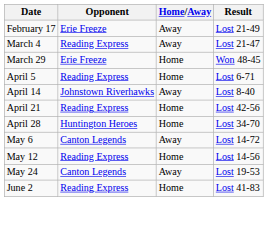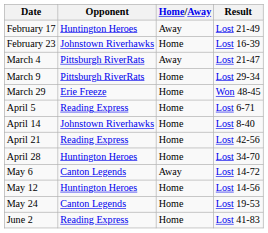(83, 28) Erie Freeze -> (99, 28) Huntington Heroes
+ row: (31, 44)
(94, 44) Reading Express -> (102, 60) Pittsburgh RiverRats
+ row: (24, 76)
(170, 92) Away -> (171, 124) Home
(94, 156) Reading Express -> (99, 188) Huntington Heroes
(170, 172) Away -> (171, 204) Home
